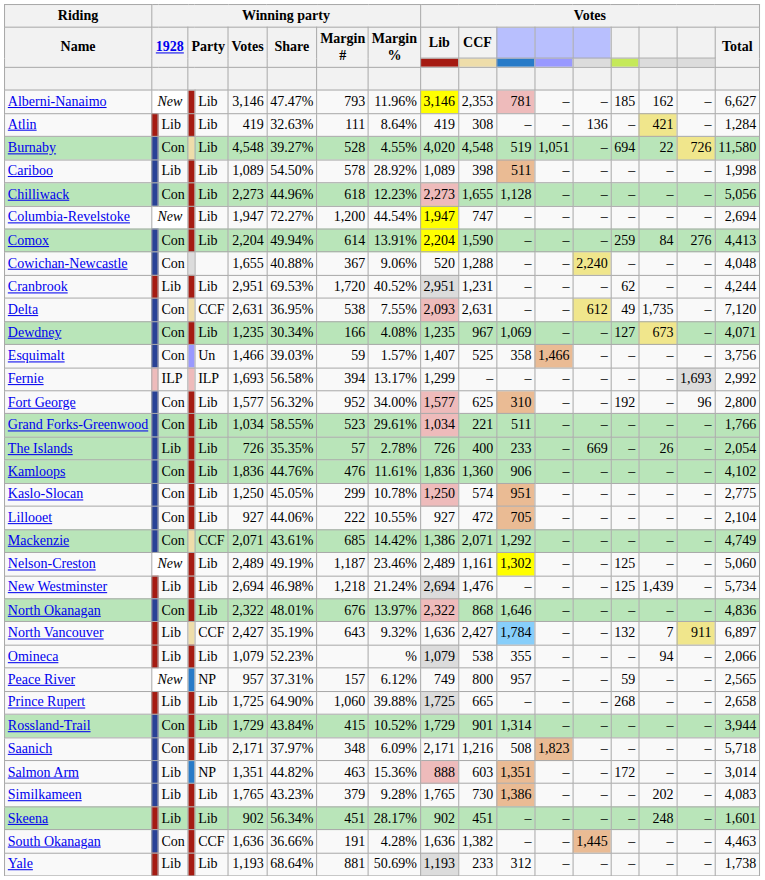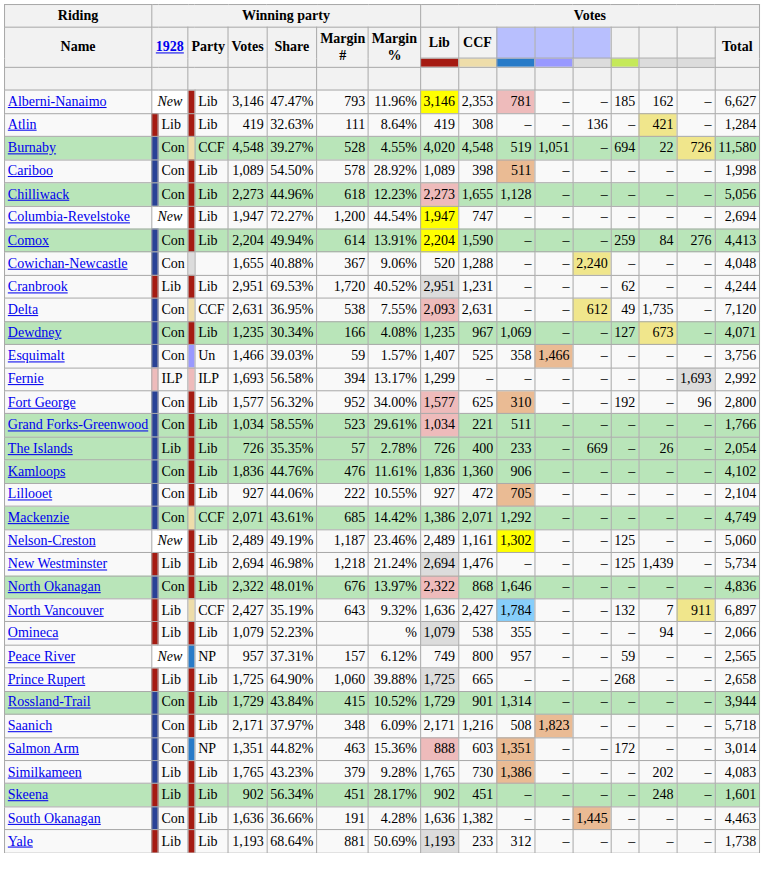(208, 147) Lib -> (211, 147) CCF
(171, 170) Lib -> (173, 170) Con
- row: (46, 494)
(171, 771) Lib -> (173, 748) Con
(211, 841) CCF -> (208, 817) Lib
